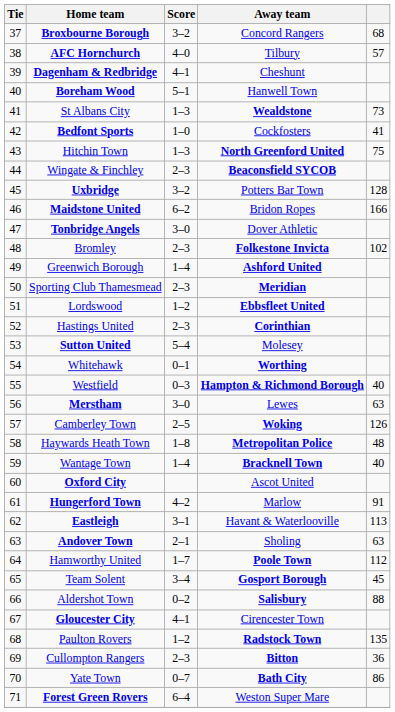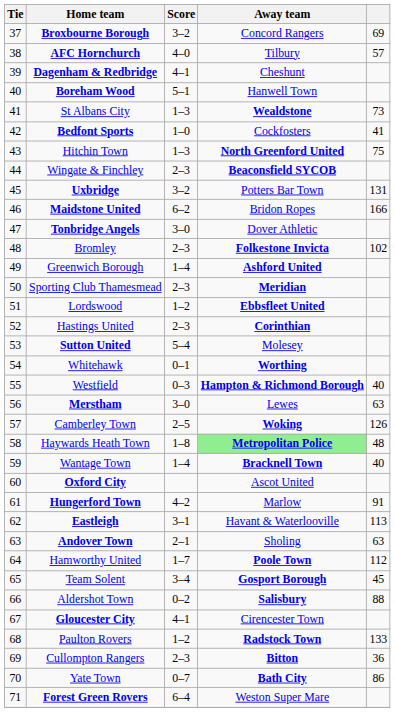(378, 33) 68 -> (378, 33) 69
(378, 189) 128 -> (378, 189) 131
(282, 443) no background -> (282, 443) lightgreen background
(378, 638) 135 -> (378, 638) 133
